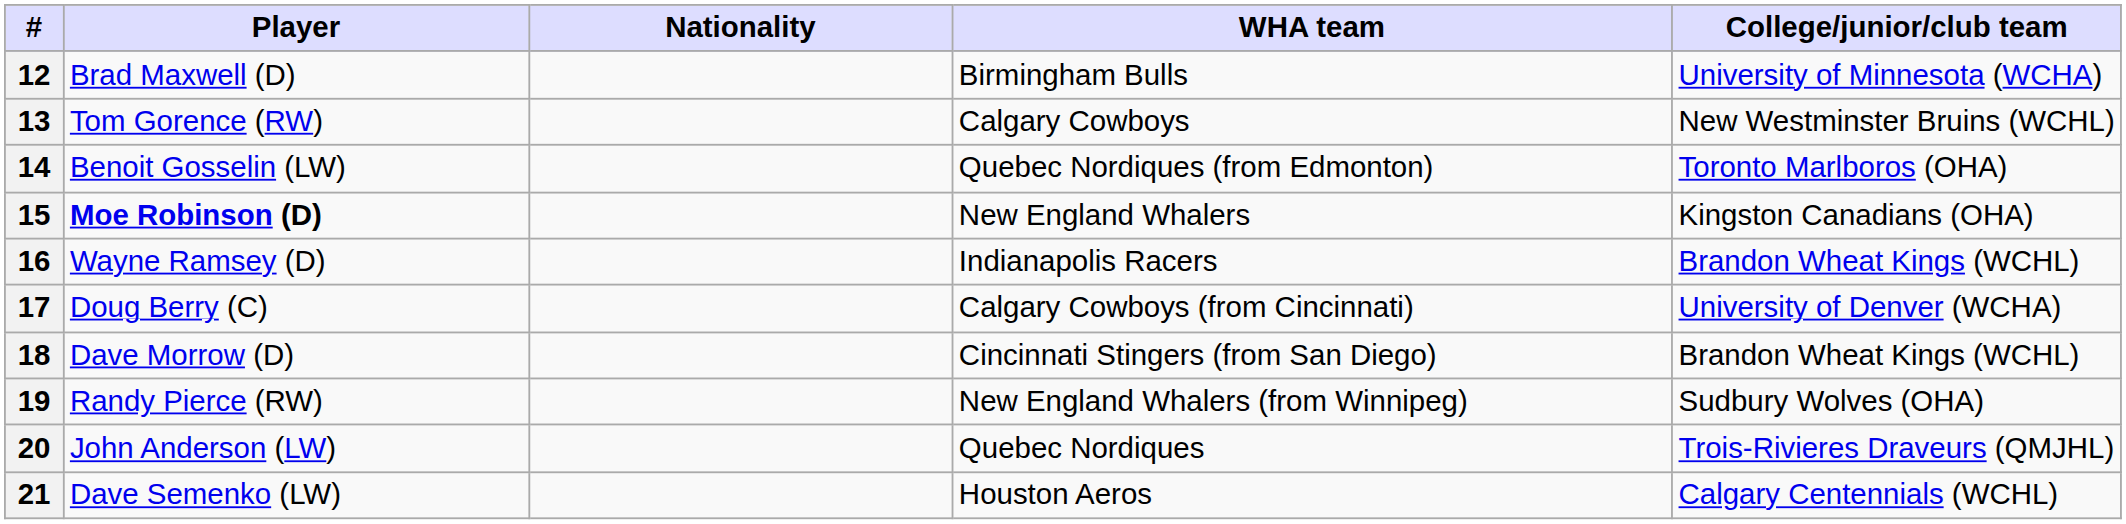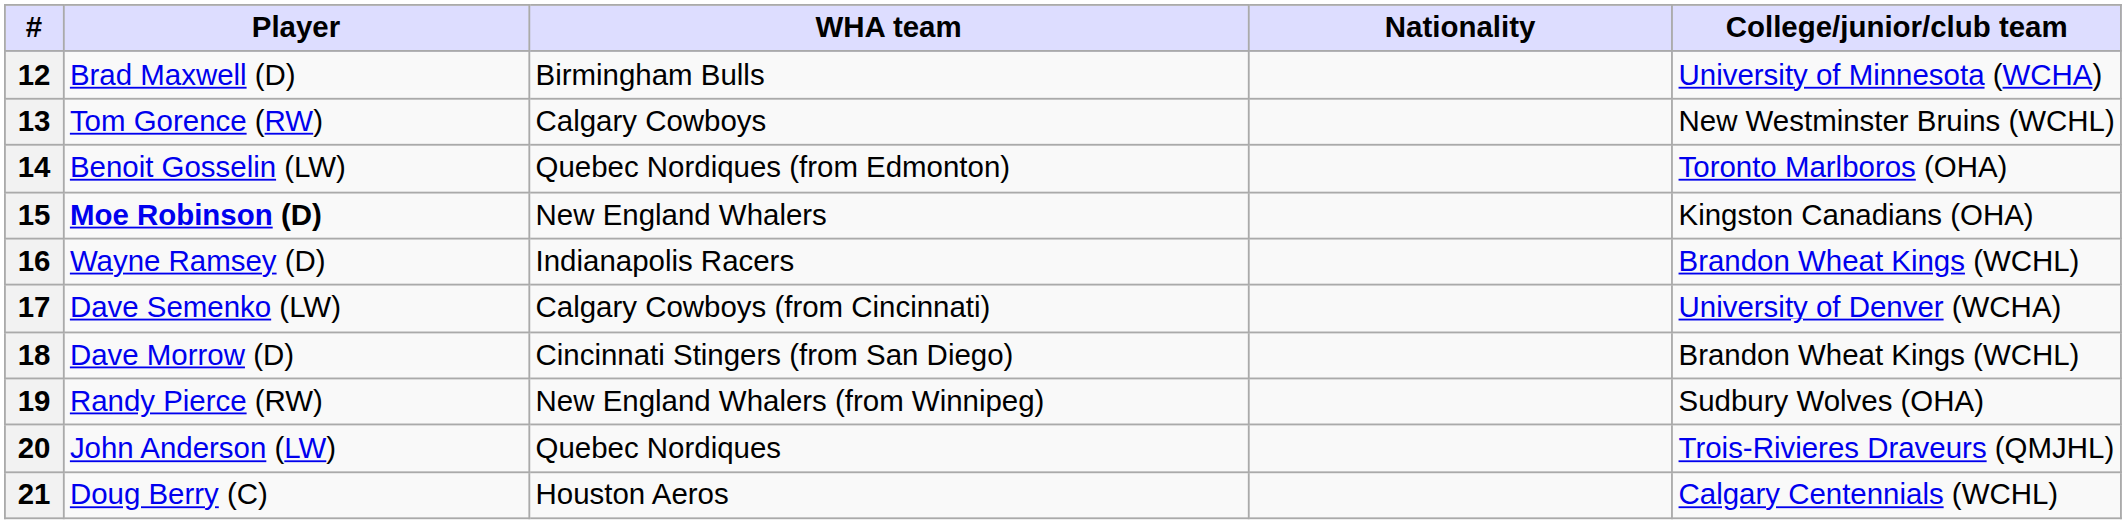columns swapped: (740, 27) <-> (1312, 27)
(169, 307) Doug Berry (C) -> (205, 307) Dave Semenko (LW)
(205, 494) Dave Semenko (LW) -> (169, 494) Doug Berry (C)
